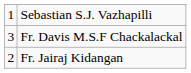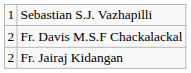(11, 36) 3 -> (11, 36) 2
